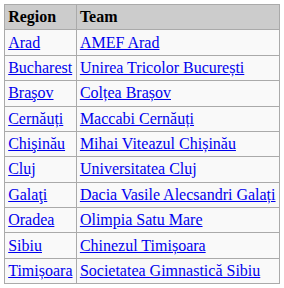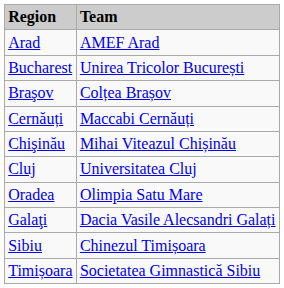rows swapped: (28, 194) <-> (31, 220)
